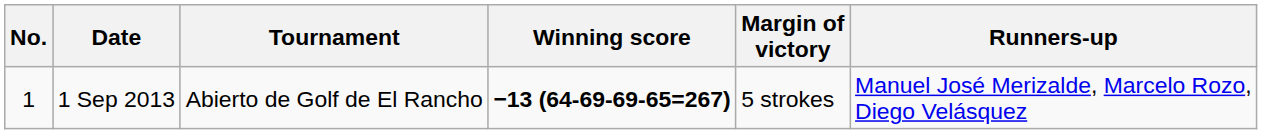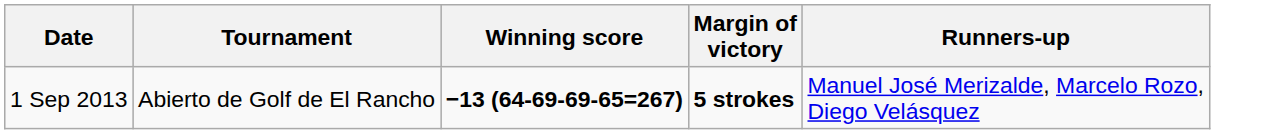- column: (29, 36)
(788, 98) normal -> (744, 98) bold
